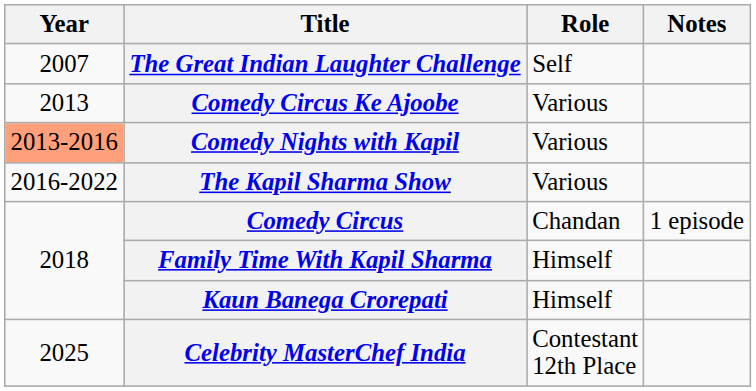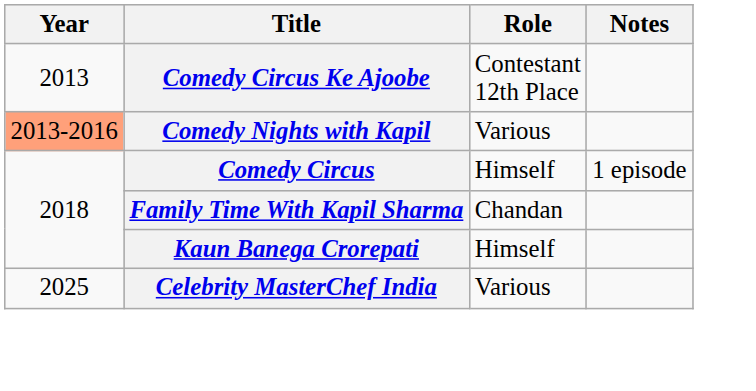- row: (325, 63)
(570, 102) Various -> (528, 77) Contestant 12th Place
- row: (325, 181)
(576, 220) Chandan -> (515, 170) Himself
(572, 260) Himself -> (519, 209) Chandan
(585, 352) Contestant 12th Place -> (513, 288) Various
